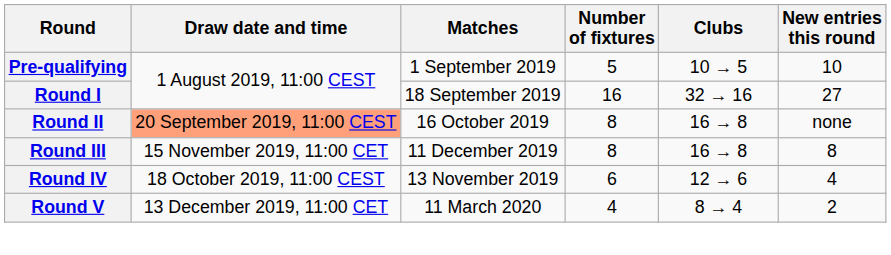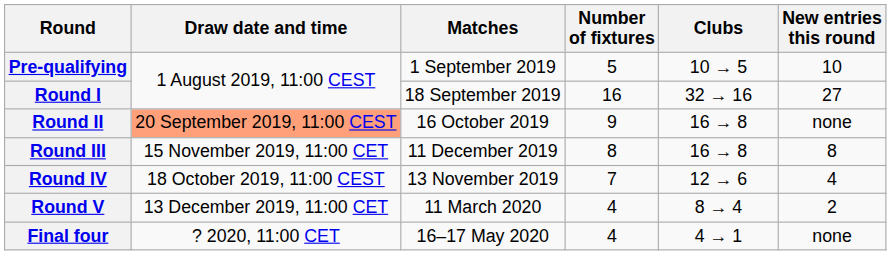(612, 123) 8 -> (612, 123) 9
(612, 179) 6 -> (612, 179) 7
+ row: (68, 235)
